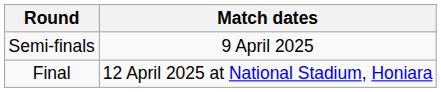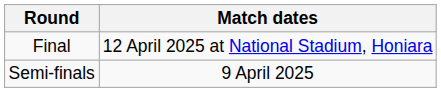rows swapped: (52, 45) <-> (52, 73)
